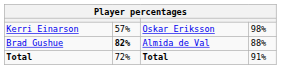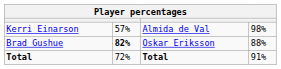(179, 29) Oskar Eriksson -> (176, 29) Almida de Val
(176, 43) Almida de Val -> (179, 43) Oskar Eriksson
